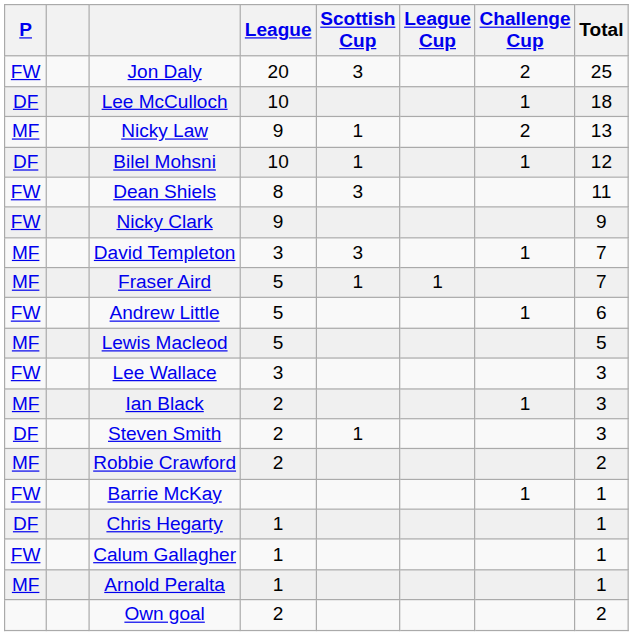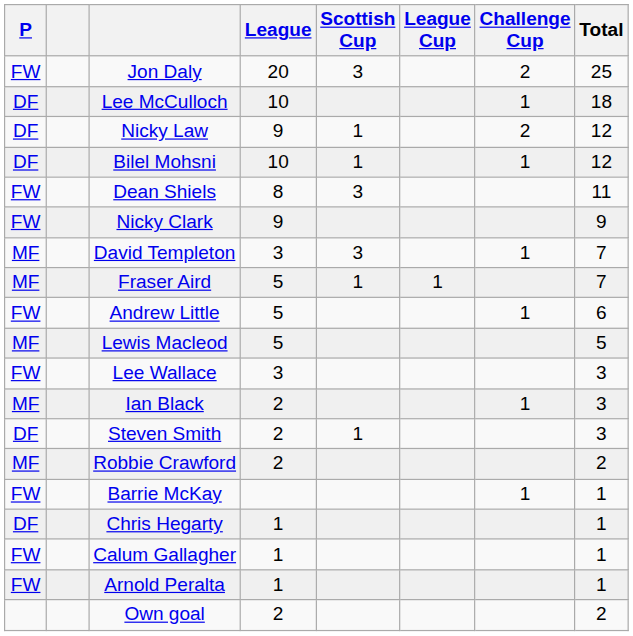(26, 131) MF -> (26, 131) DF
(601, 131) 13 -> (601, 131) 12
(26, 584) MF -> (26, 584) FW
